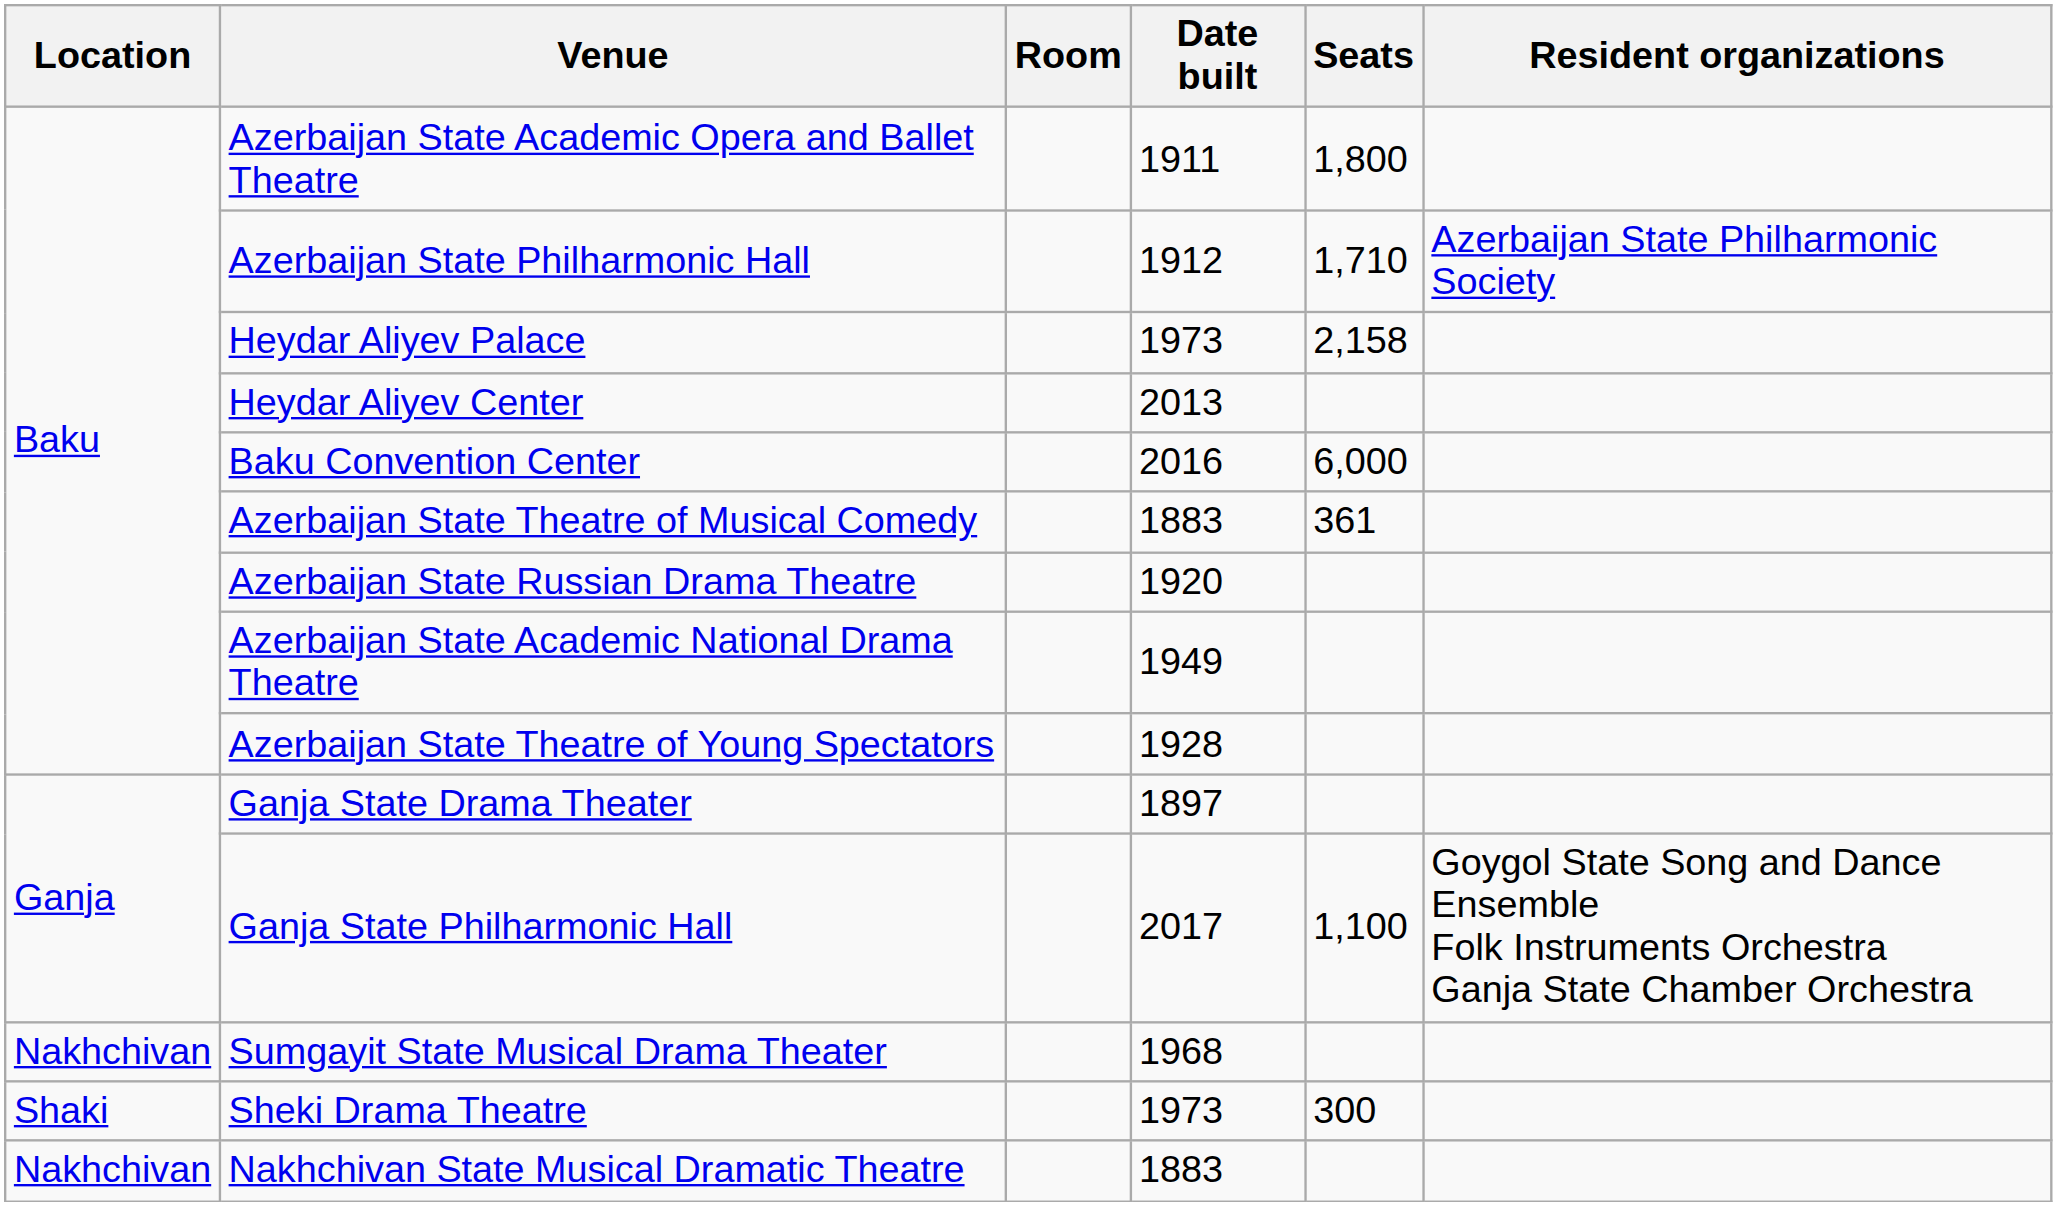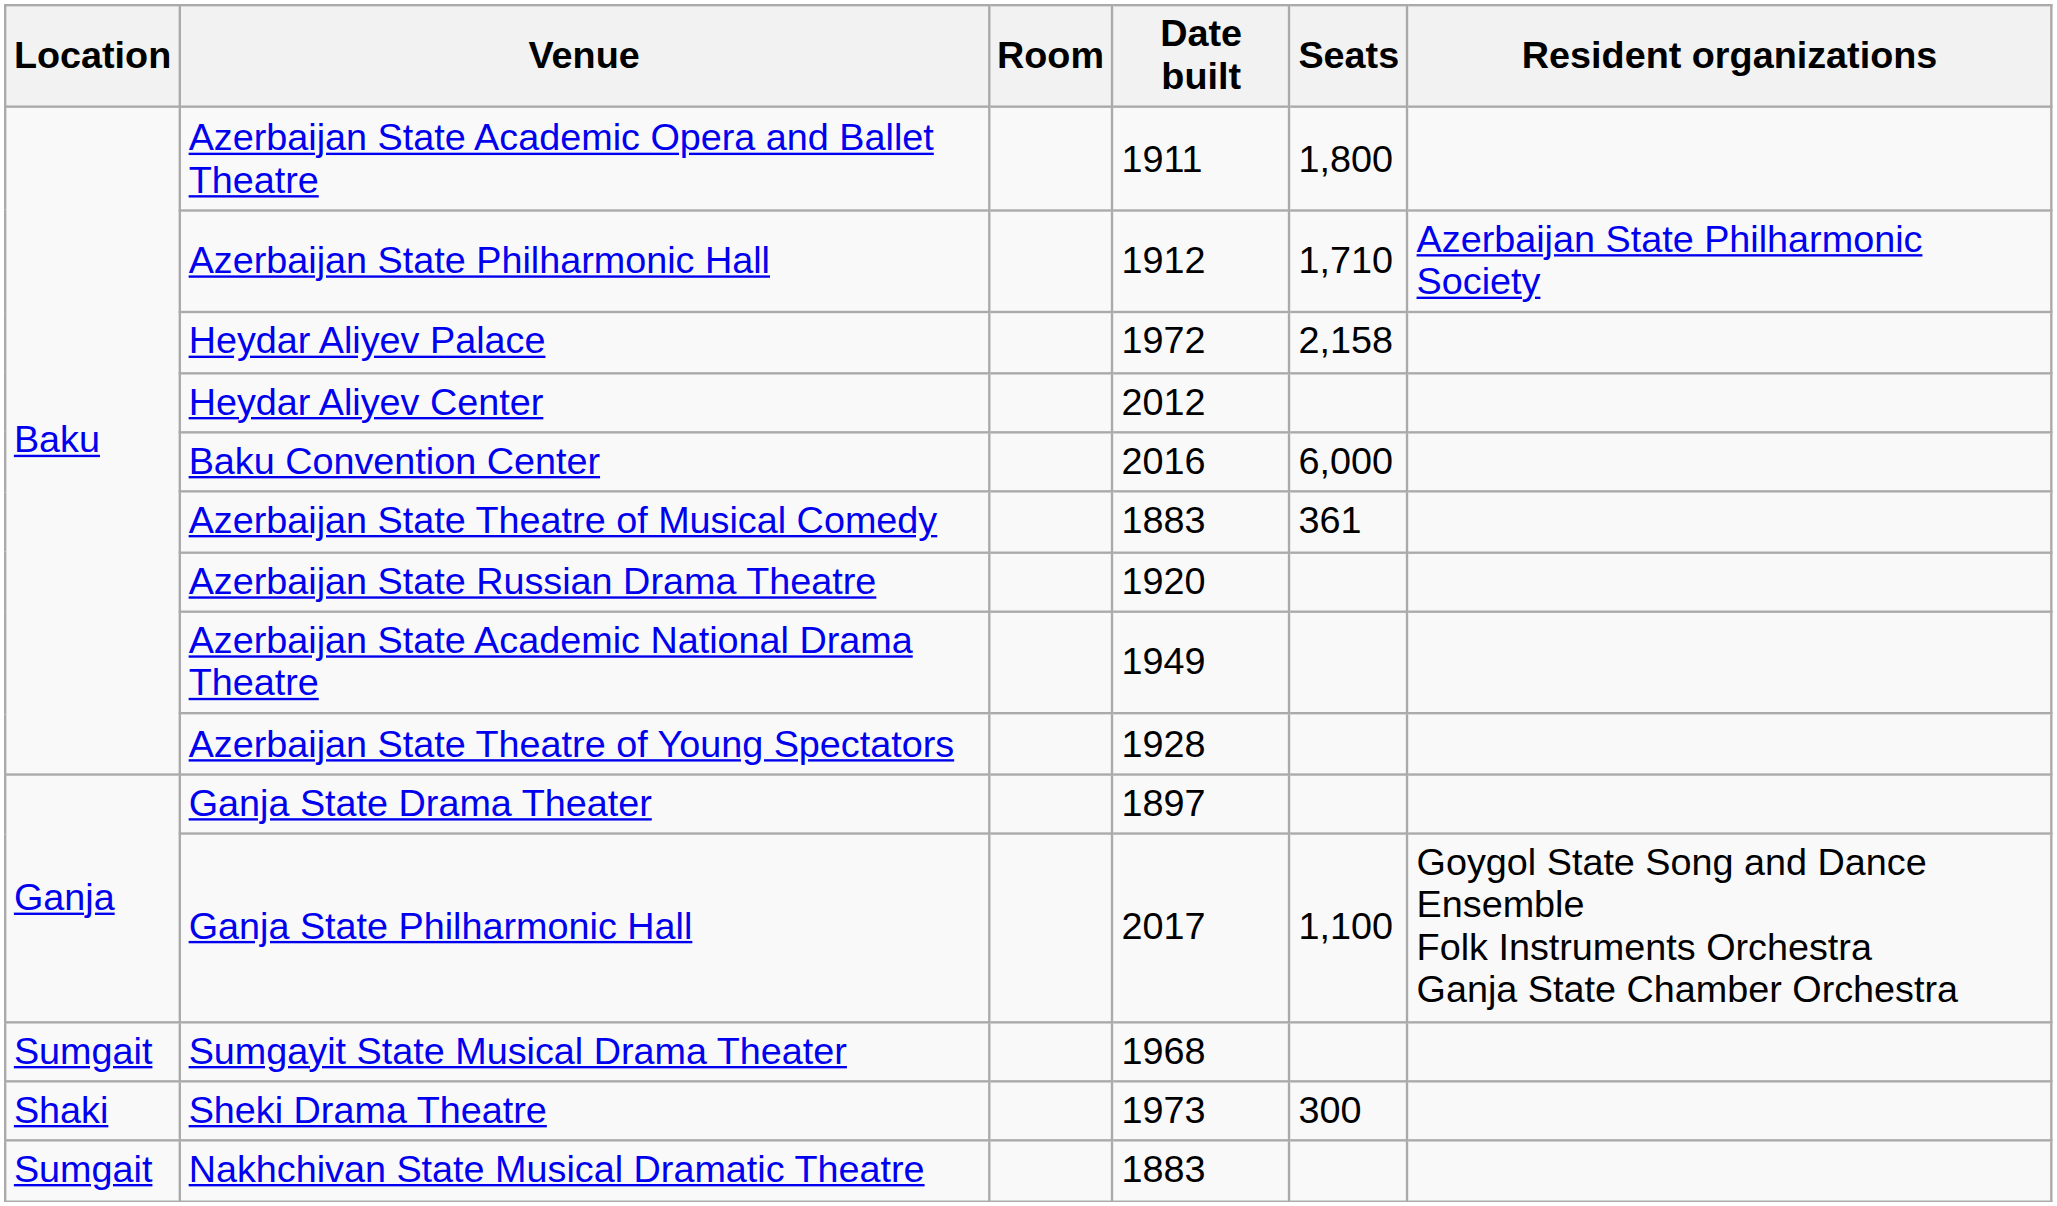(1181, 341) 1973 -> (1163, 341) 1972
(1181, 401) 2013 -> (1163, 401) 2012
(113, 1050) Nakhchivan -> (83, 1050) Sumgait
(113, 1170) Nakhchivan -> (83, 1170) Sumgait
